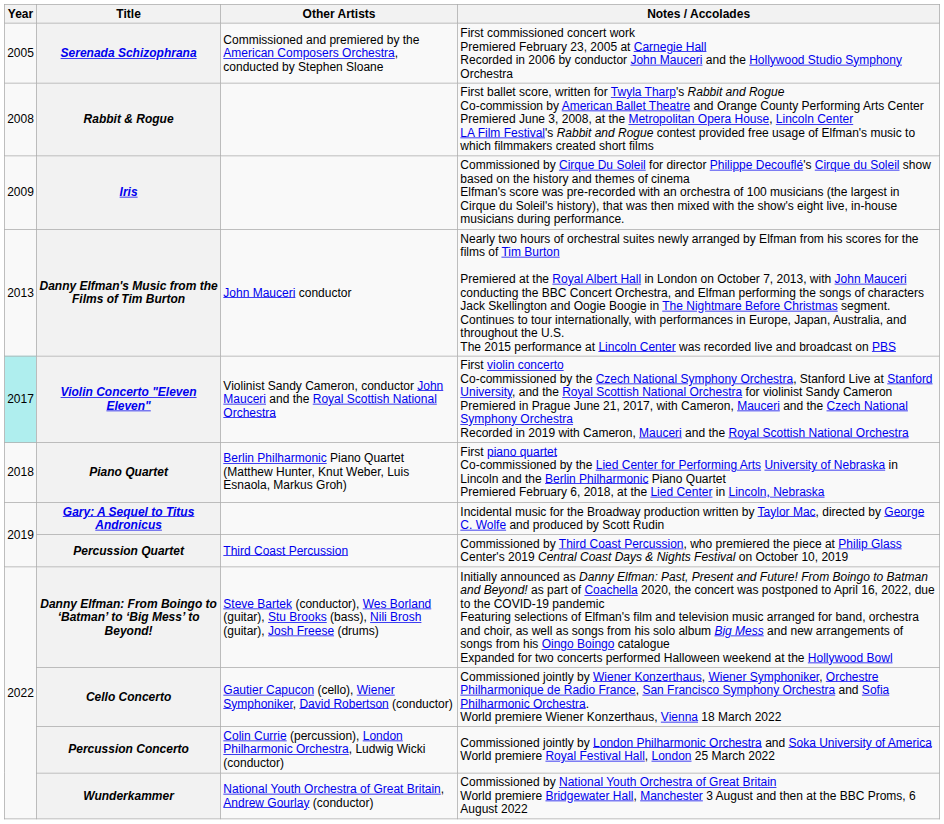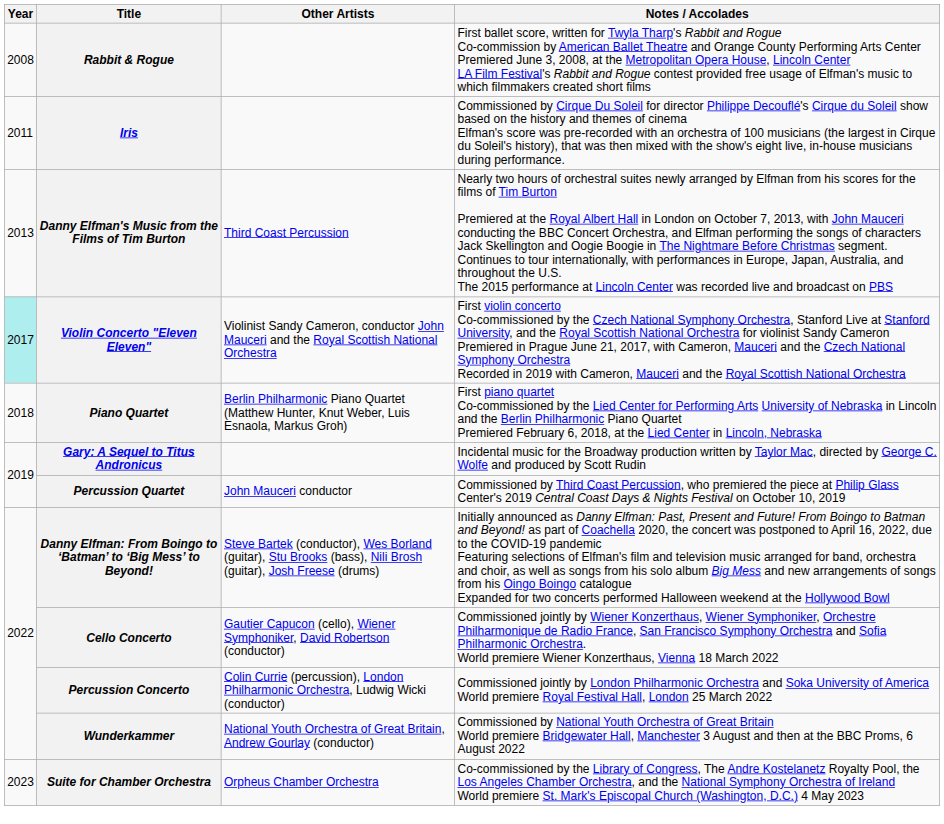- row: (129, 53)
(20, 192) 2009 -> (20, 133) 2011
(287, 292) John Mauceri conductor -> (286, 233) Third Coast Percussion
(286, 551) Third Coast Percussion -> (288, 491) John Mauceri conductor
+ row: (129, 782)
